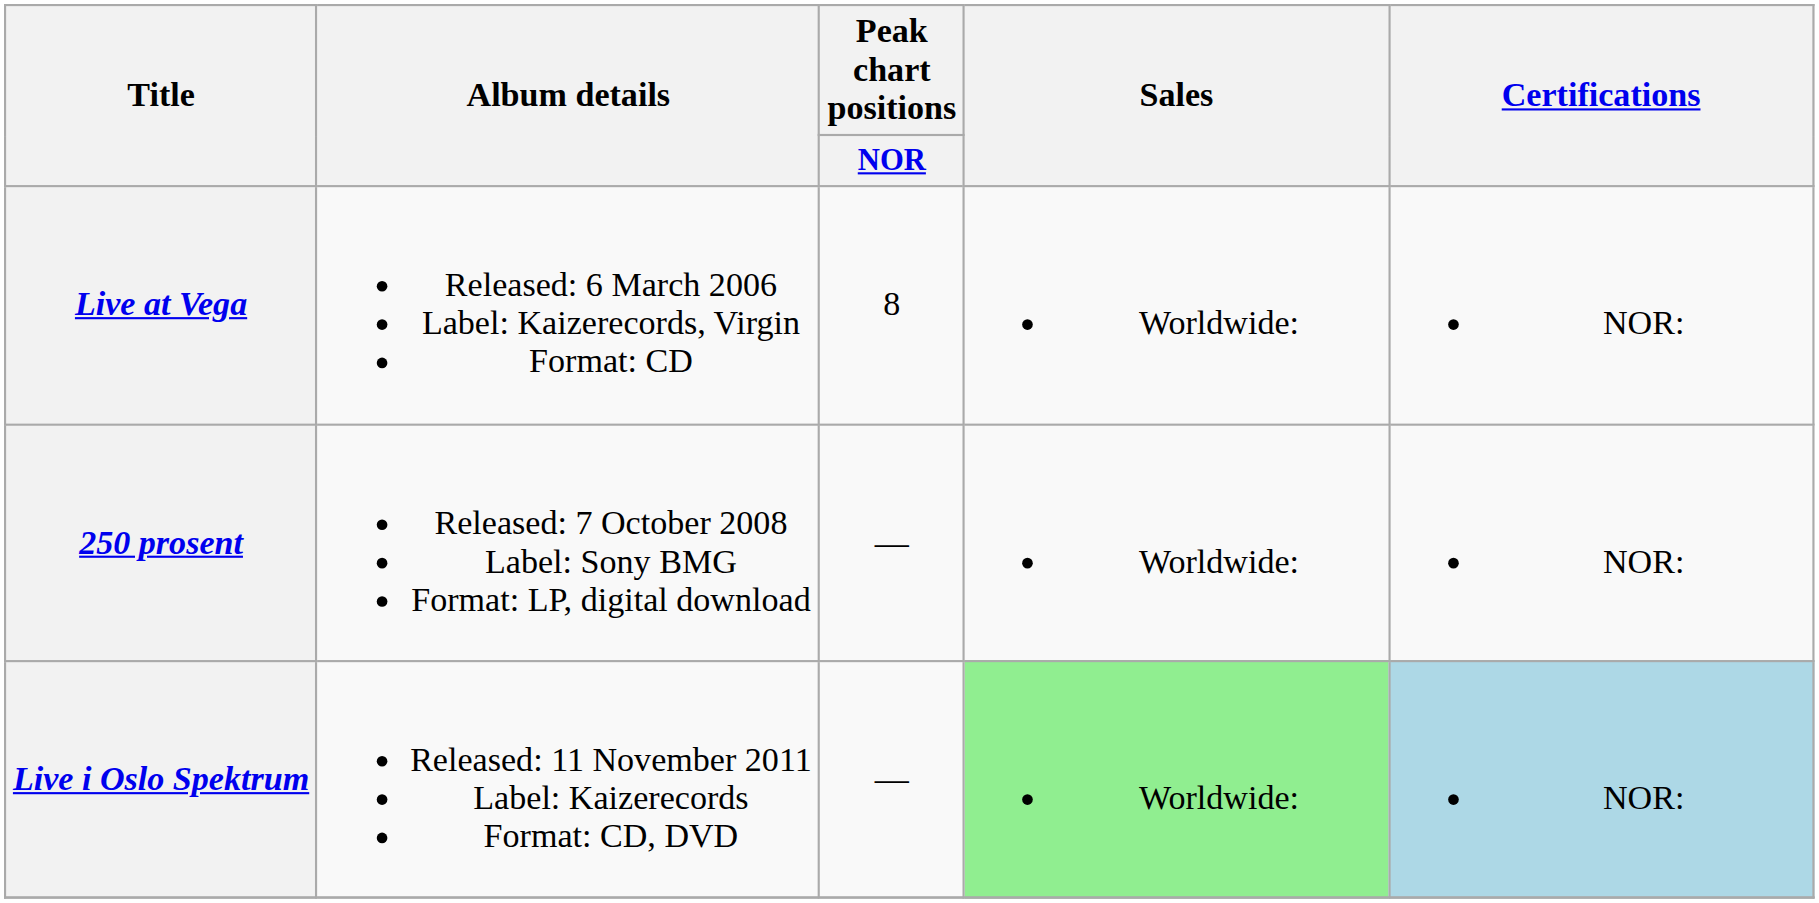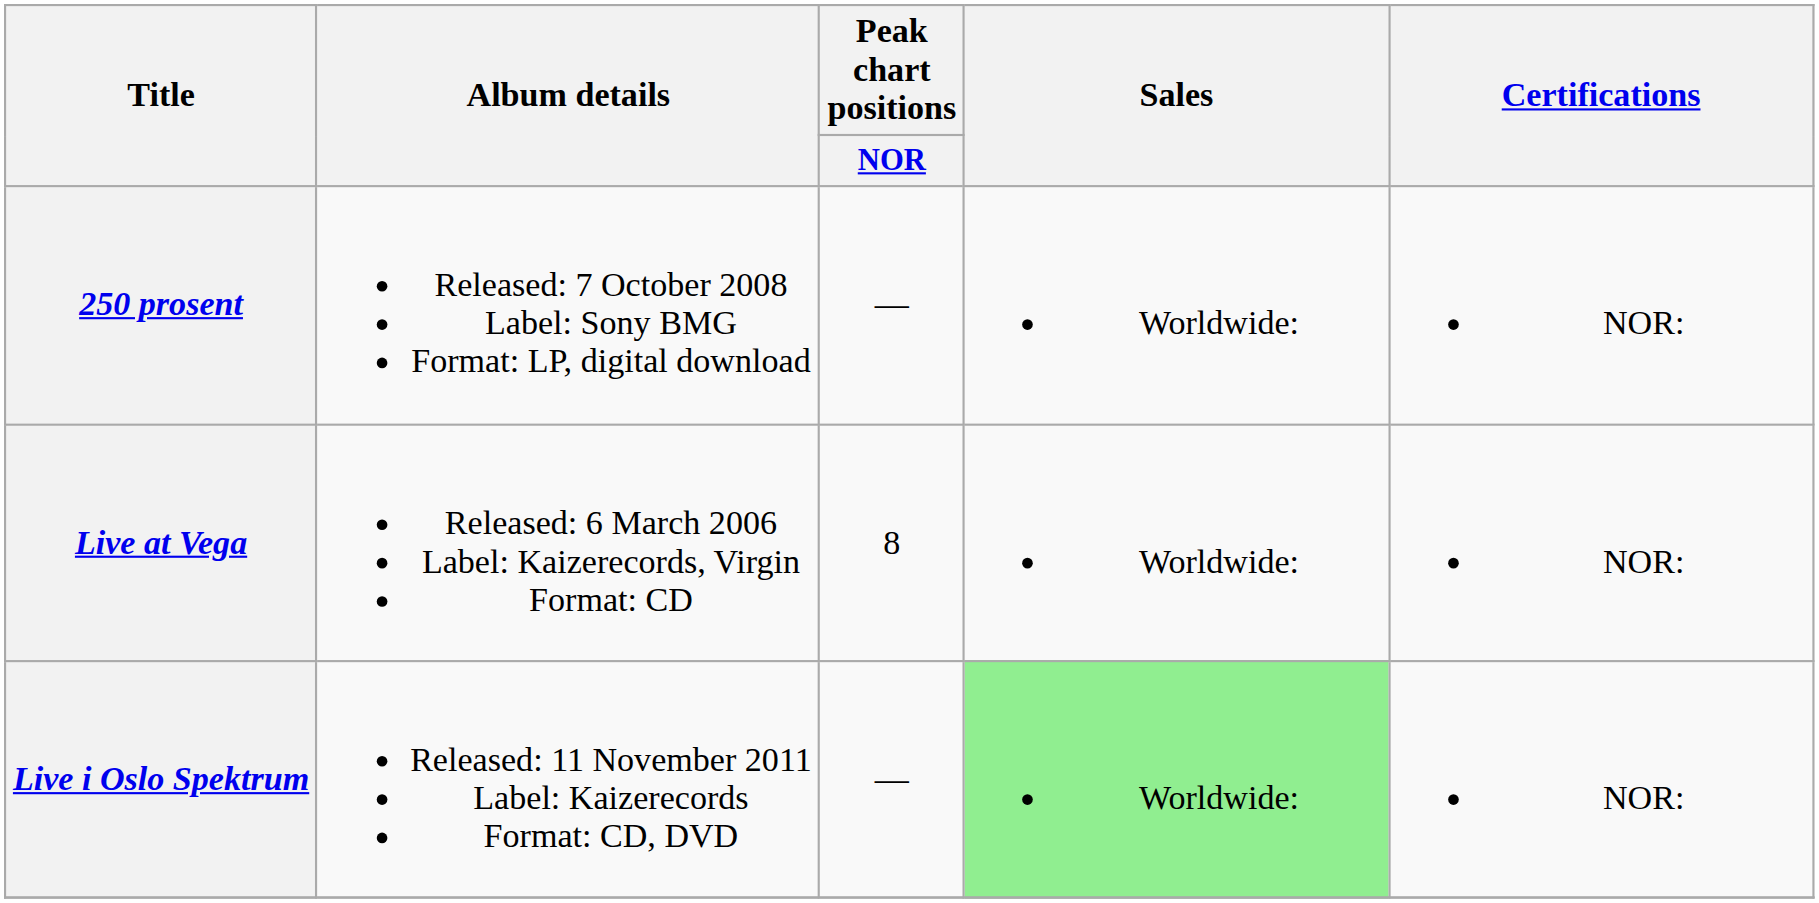rows swapped: (161, 304) <-> (161, 541)
(1601, 799) lightblue background -> (1601, 799) no background
